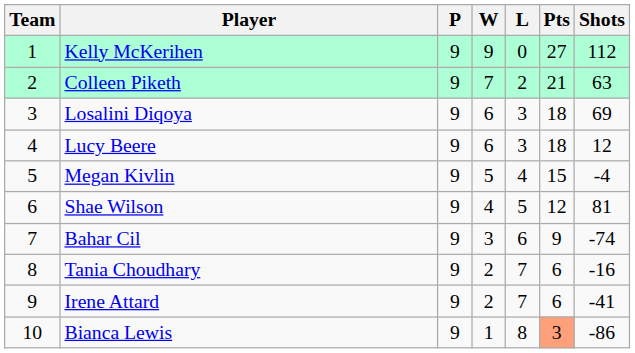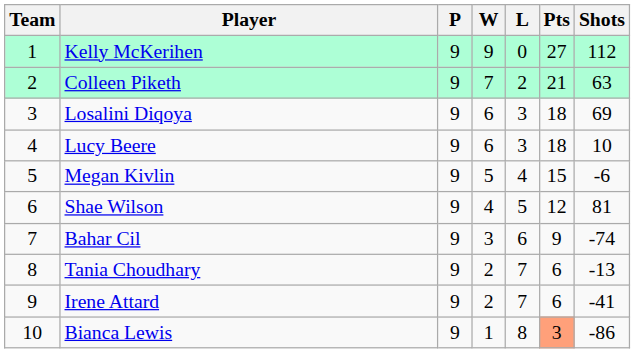(602, 144) 12 -> (602, 144) 10
(602, 176) -4 -> (602, 176) -6
(602, 269) -16 -> (602, 269) -13
